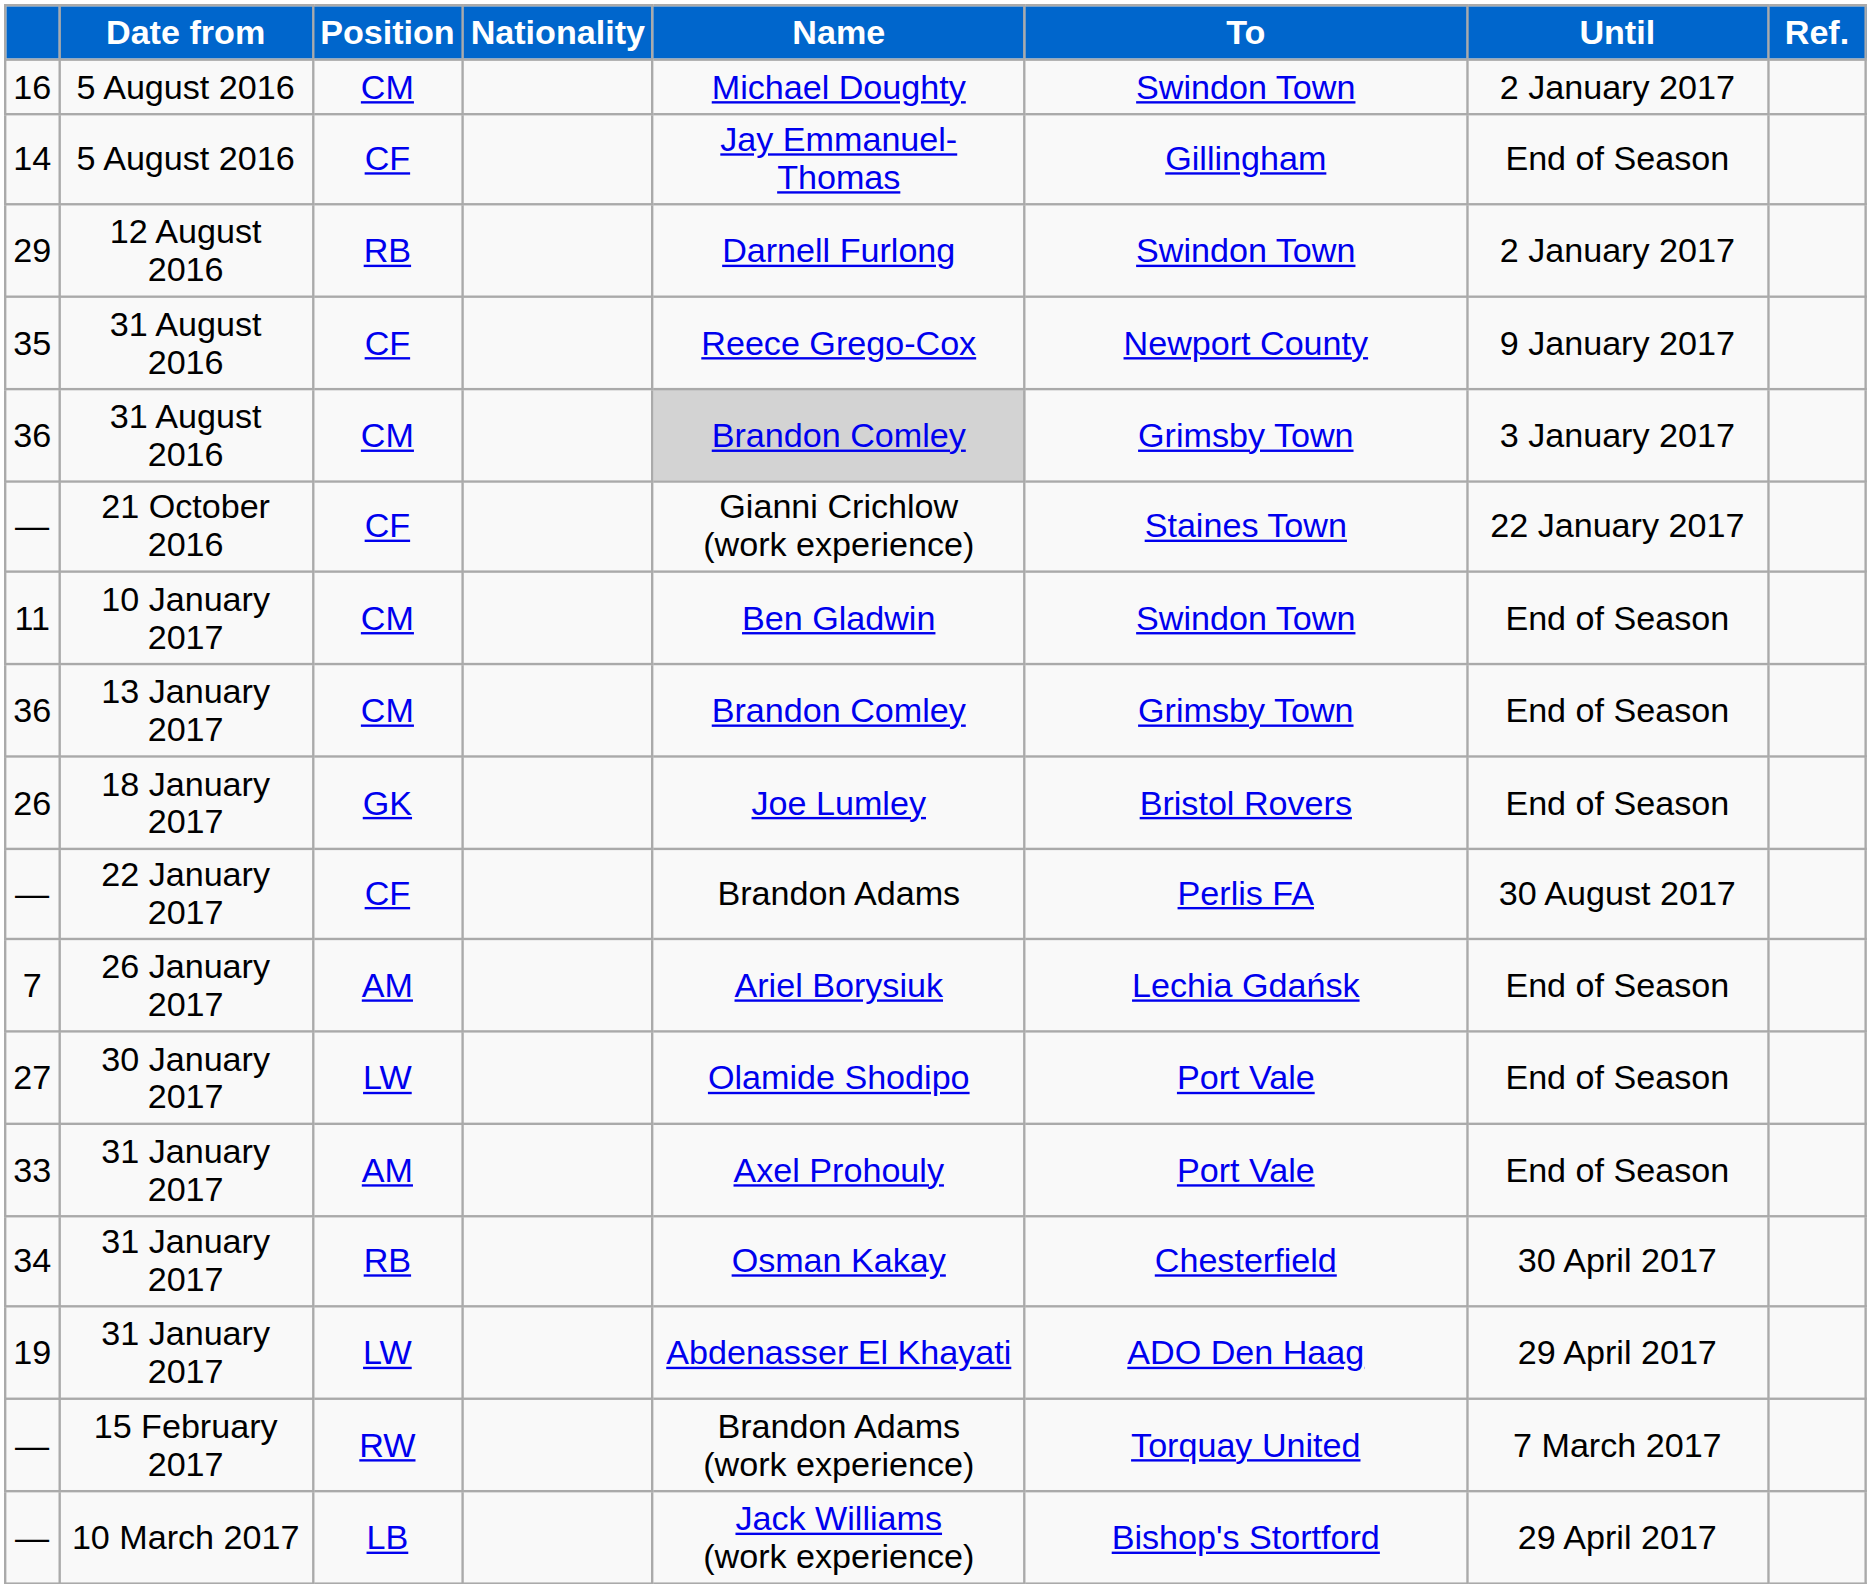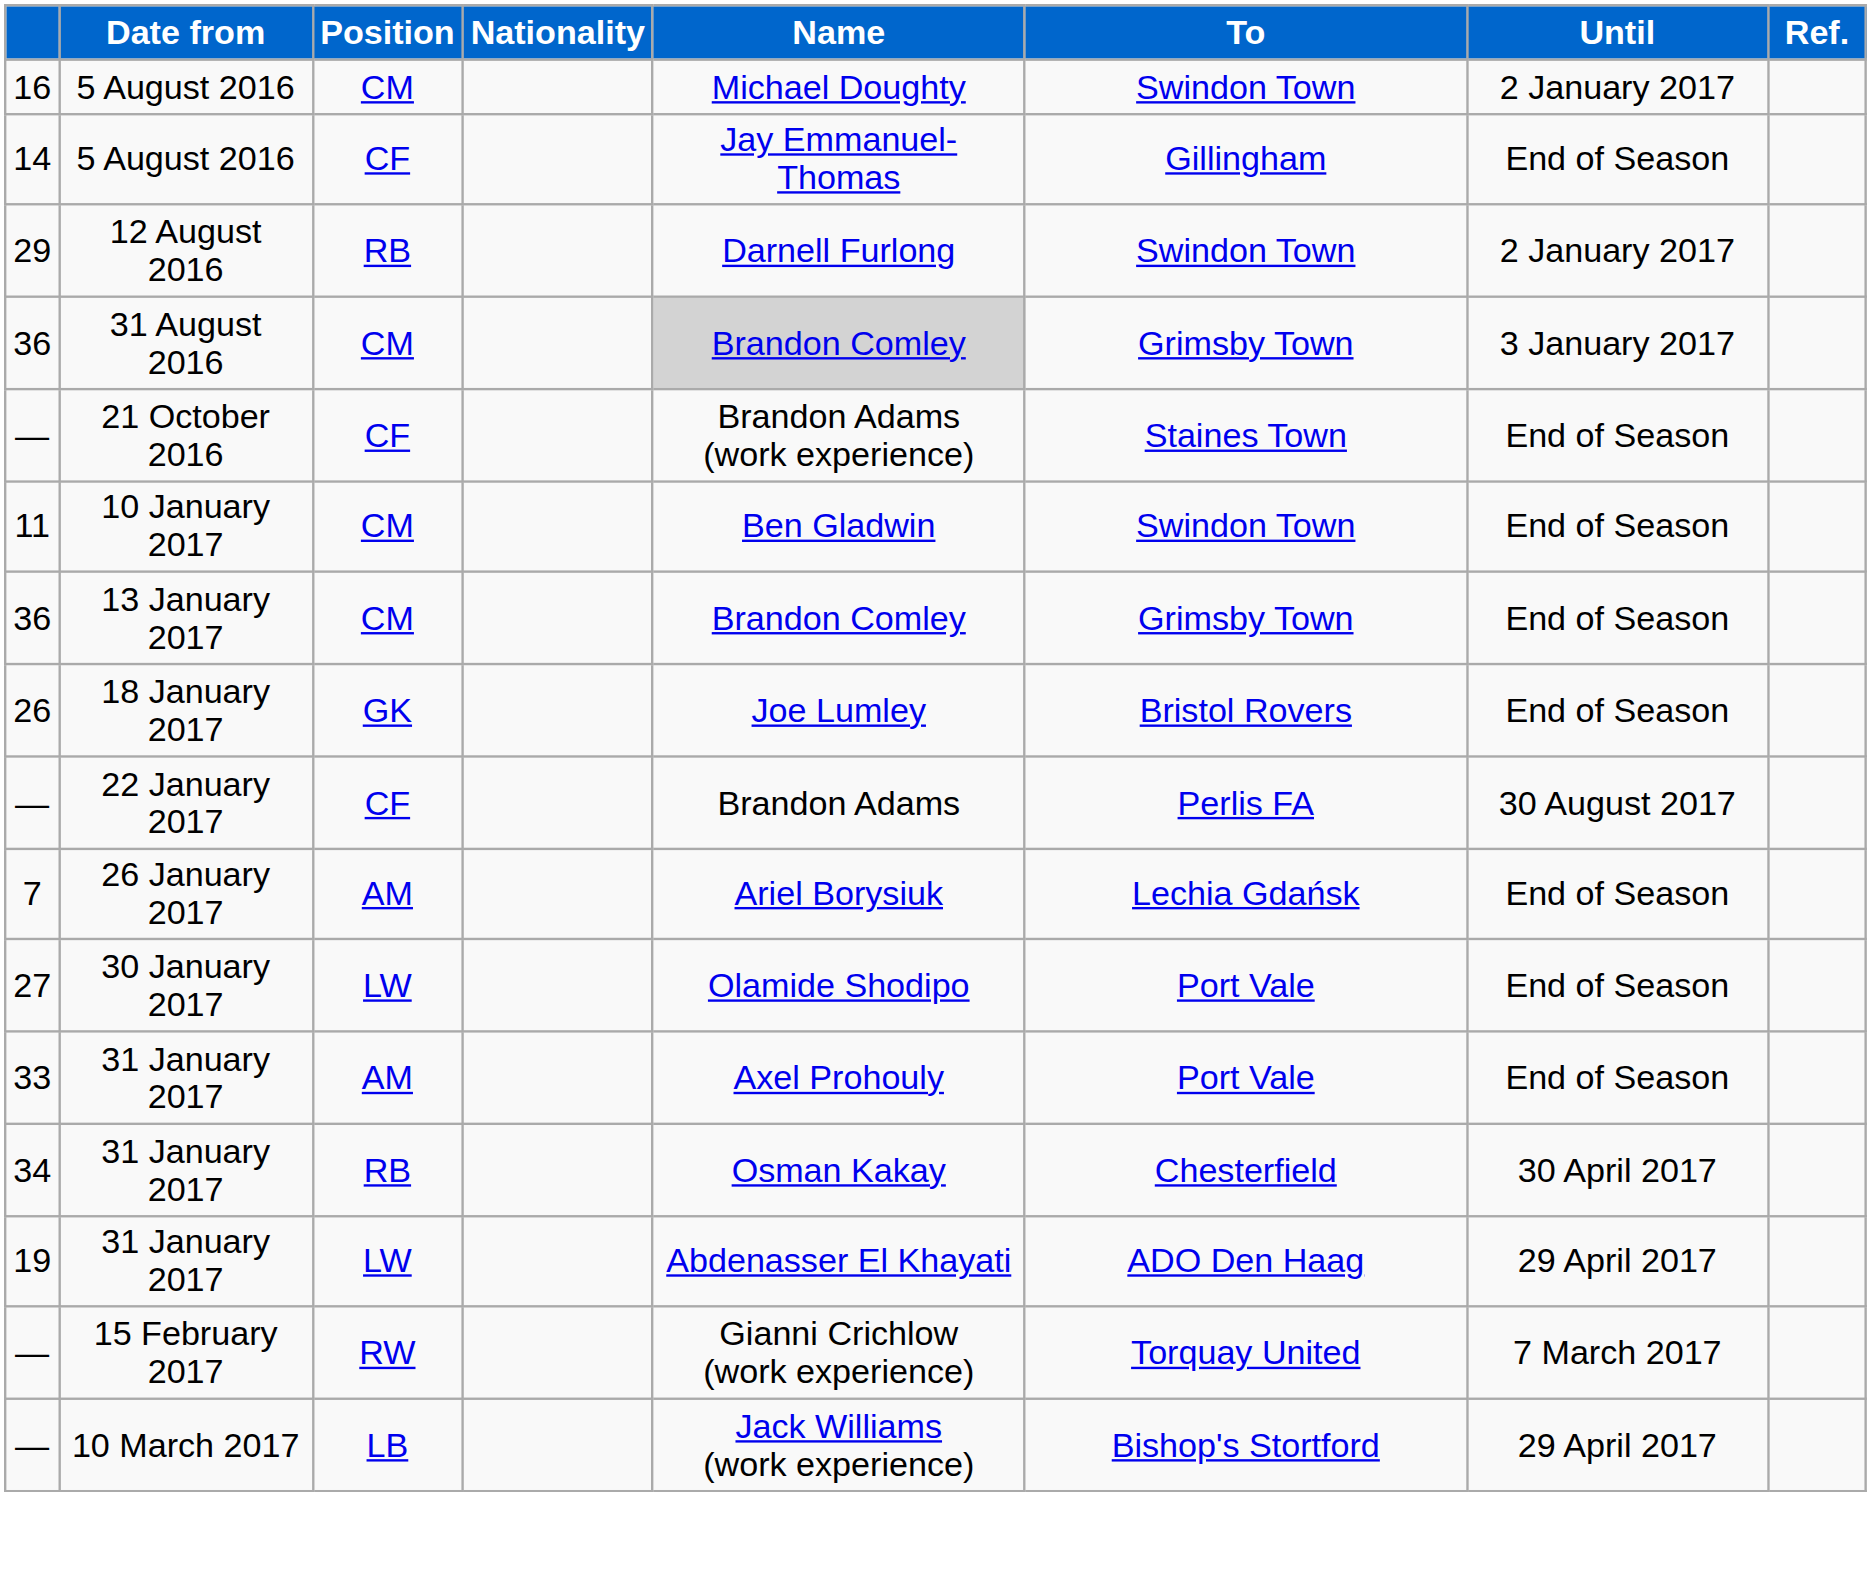- row: (32, 343)
(839, 527) Gianni Crichlow (work experience) -> (839, 435) Brandon Adams (work experience)
(1617, 527) 22 January 2017 -> (1617, 435) End of Season
(839, 1445) Brandon Adams (work experience) -> (839, 1353) Gianni Crichlow (work experience)
